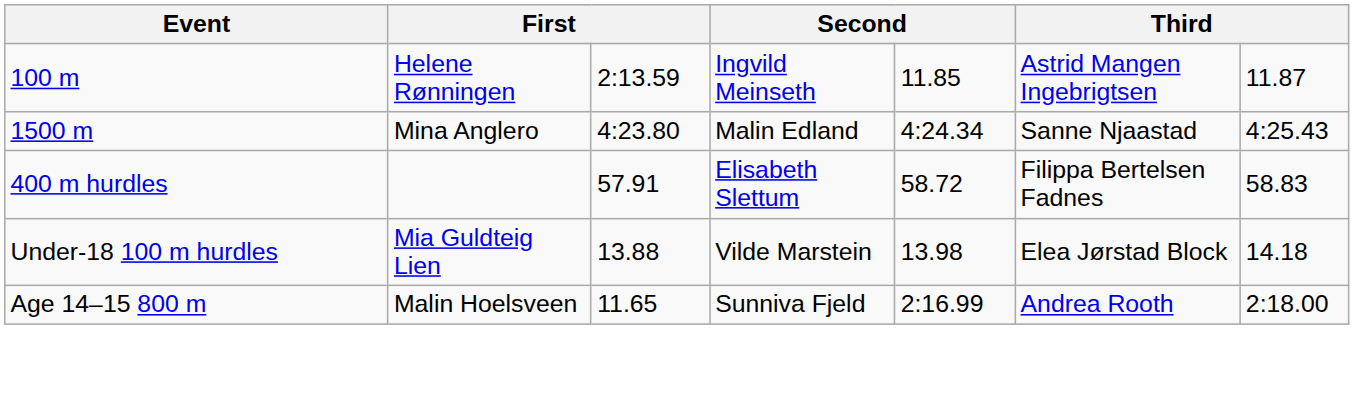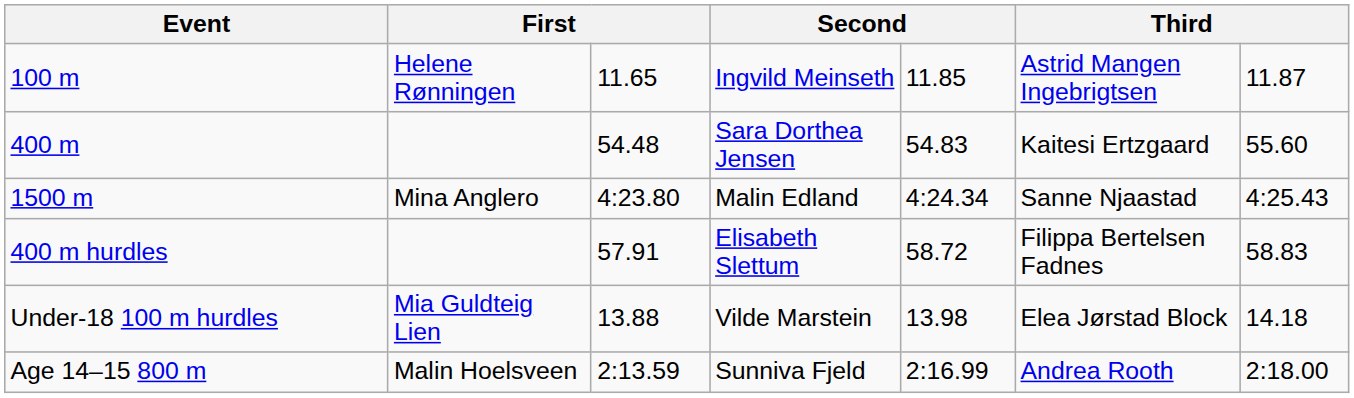(639, 77) 2:13.59 -> (627, 77) 11.65
+ row: (45, 144)
(627, 304) 11.65 -> (639, 371) 2:13.59
